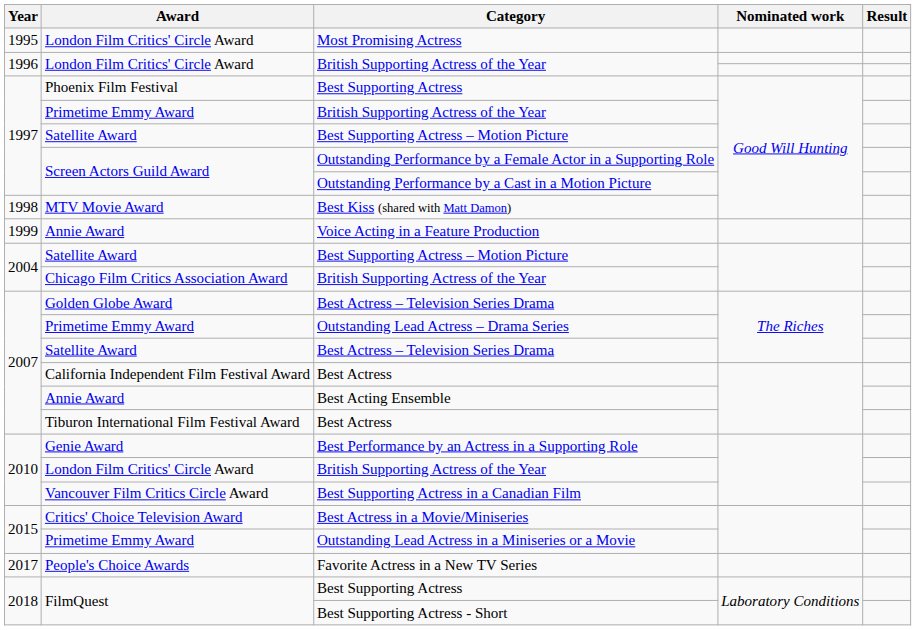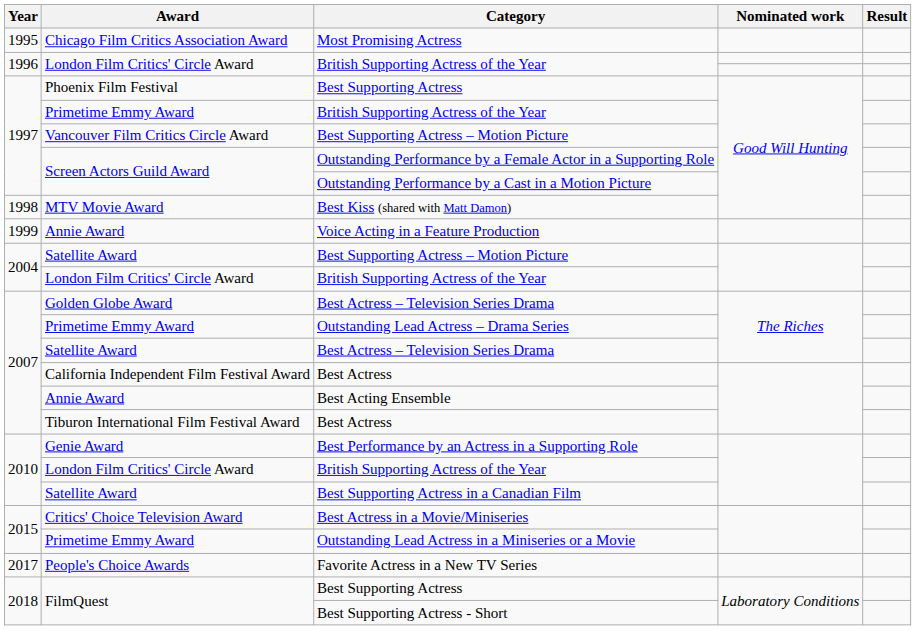(149, 40) London Film Critics' Circle Award -> (166, 40) Chicago Film Critics Association Award
(91, 135) Satellite Award -> (157, 135) Vancouver Film Critics Circle Award
(166, 278) Chicago Film Critics Association Award -> (149, 278) London Film Critics' Circle Award
(157, 493) Vancouver Film Critics Circle Award -> (91, 493) Satellite Award
